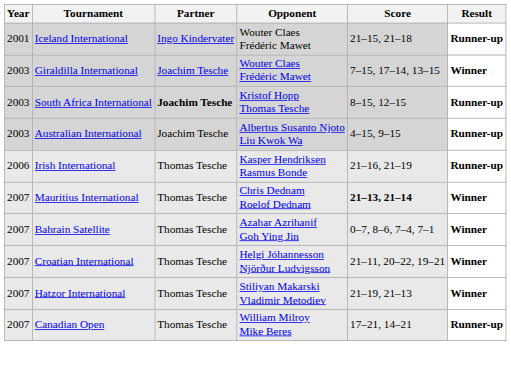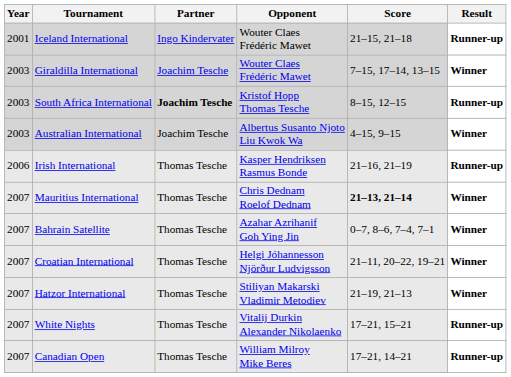(477, 134) Runner-up -> (469, 134) Winner
+ row: (65, 325)
